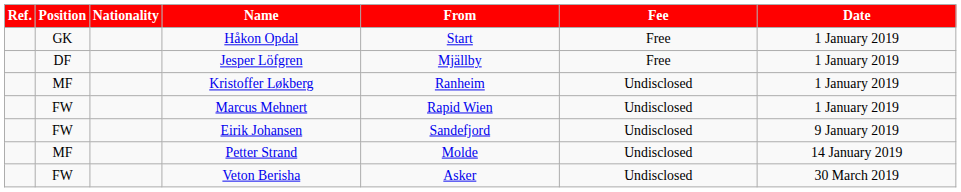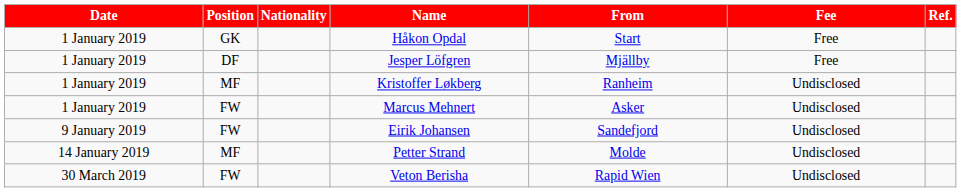columns swapped: (857, 16) <-> (20, 16)
(460, 107) Rapid Wien -> (628, 107) Asker
(460, 175) Asker -> (628, 175) Rapid Wien
